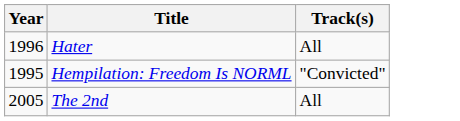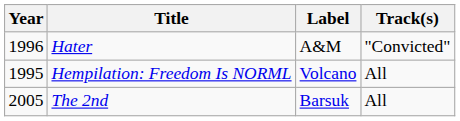+ column: (328, 18)
(311, 45) All -> (407, 45) "Convicted"
(343, 73) "Convicted" -> (376, 73) All
